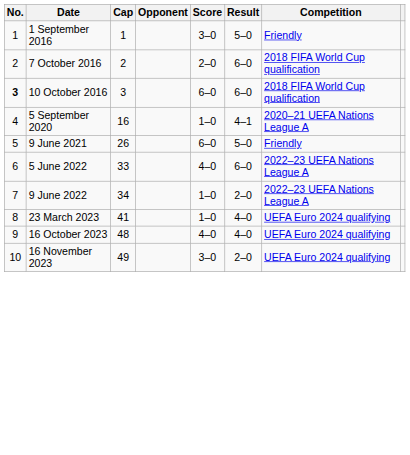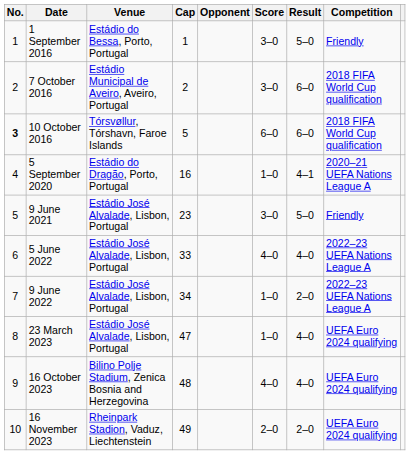+ column: (130, 12)
(207, 64) 2–0 -> (269, 87) 3–0
(123, 92) 3 -> (185, 134) 5
(123, 144) 26 -> (185, 215) 23
(207, 144) 6–0 -> (269, 215) 3–0
(243, 166) 6–0 -> (305, 255) 4–0
(123, 218) 41 -> (185, 336) 47
(207, 257) 3–0 -> (269, 429) 2–0
